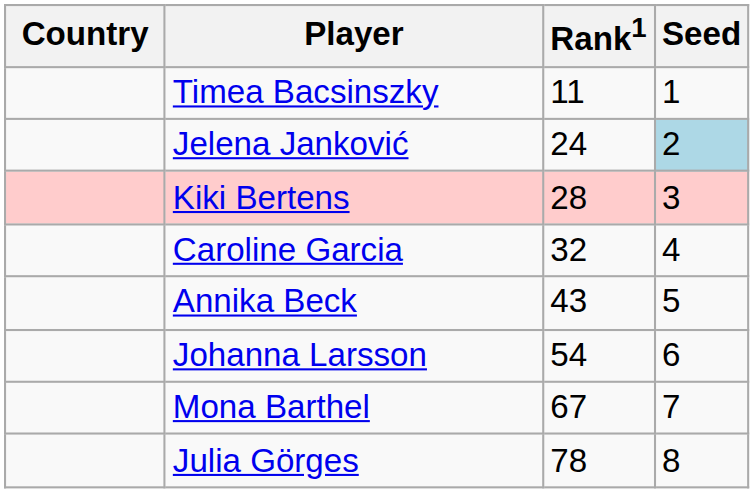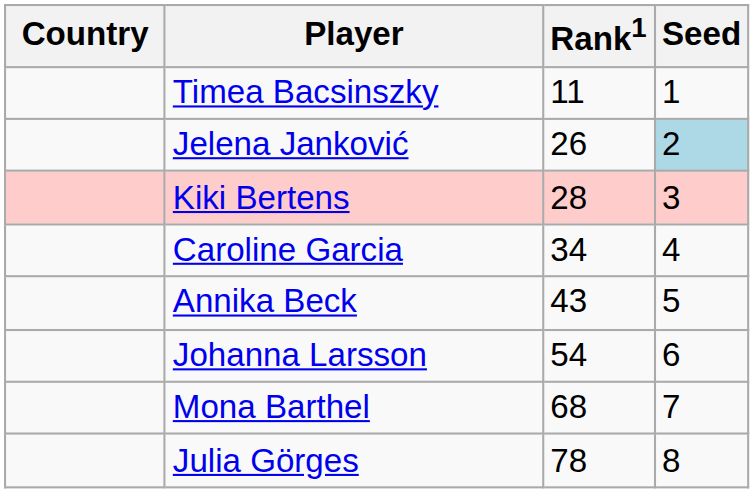(569, 144) 24 -> (569, 144) 26
(569, 249) 32 -> (569, 249) 34
(569, 407) 67 -> (569, 407) 68
